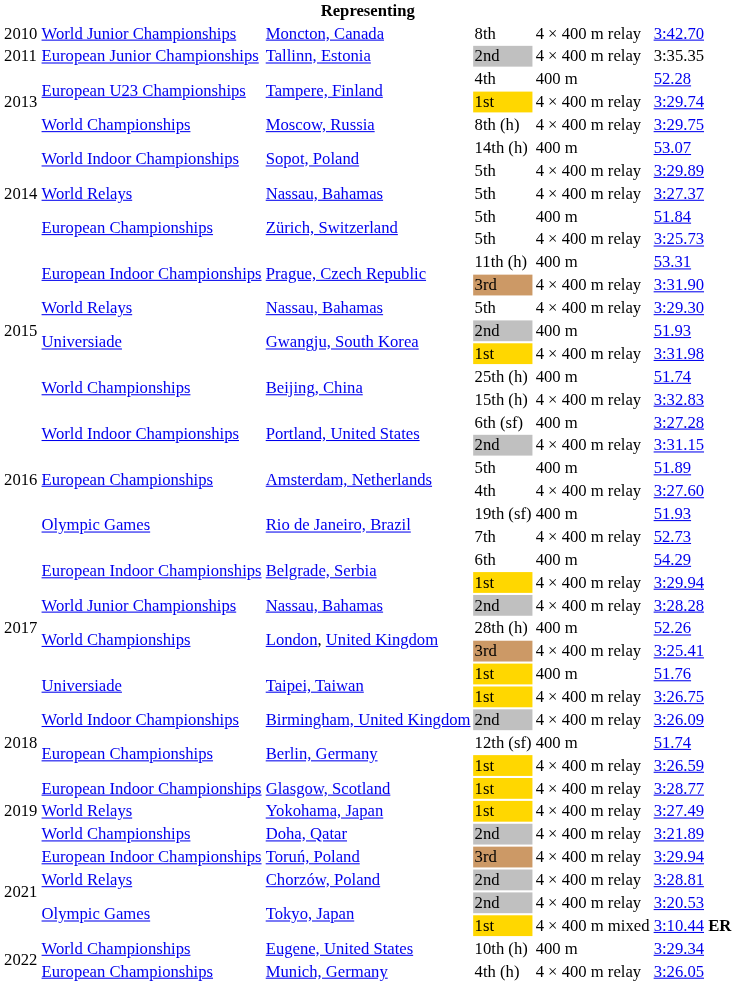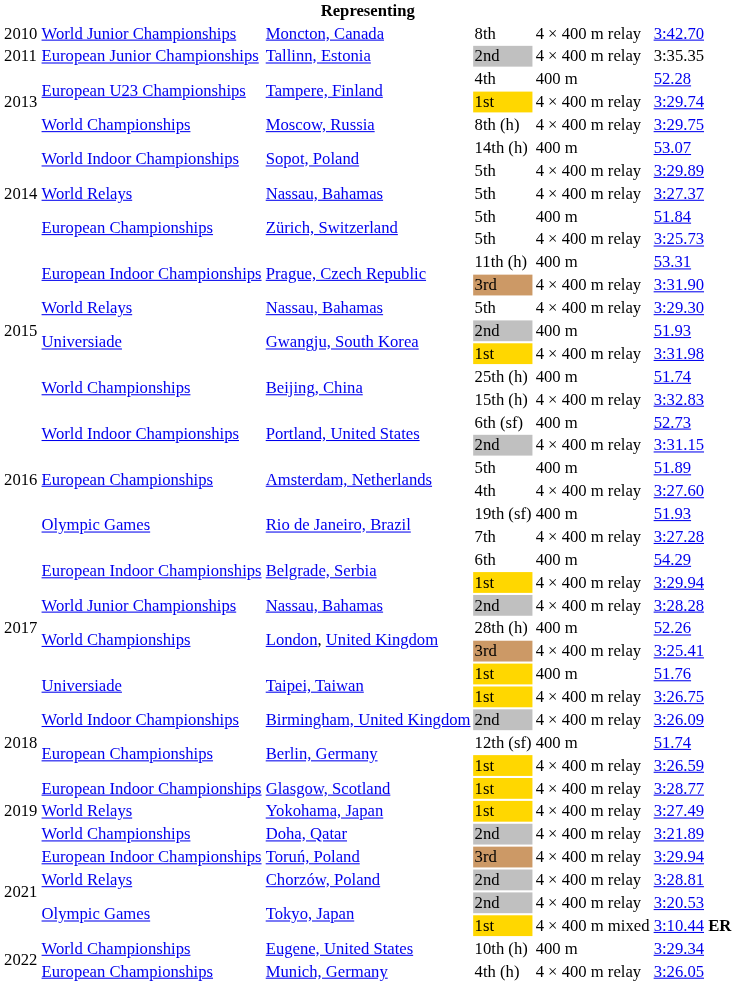(679, 422) 3:27.28 -> (672, 422) 52.73
(672, 536) 52.73 -> (679, 536) 3:27.28
